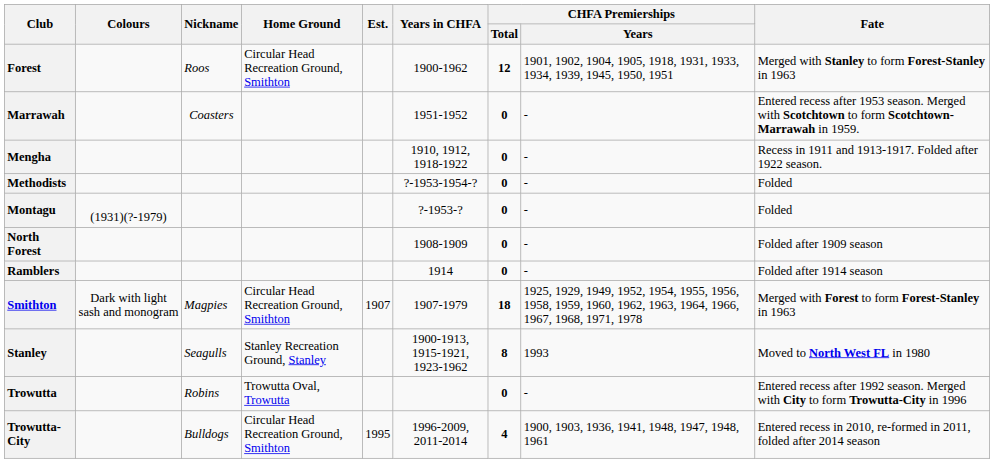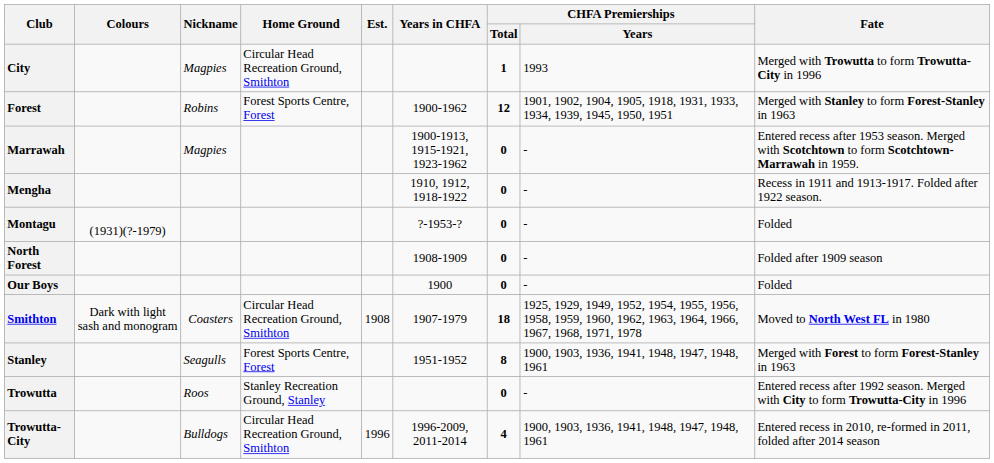+ row: (19, 68)
(197, 68) Roos -> (201, 108) Robins
(293, 68) Circular Head Recreation Ground, Smithton -> (296, 108) Forest Sports Centre, Forest
(211, 115) Coasters -> (205, 149) Magpies
(441, 115) 1951-1952 -> (440, 149) 1900-1913, 1915-1921, 1923-1962
- row: (37, 183)
+ row: (33, 285)
- row: (33, 271)
(206, 304) Magpies -> (211, 318) Coasters
(378, 304) 1907 -> (377, 318) 1908
(868, 304) Merged with Forest to form Forest-Stanley in 1963 -> (844, 318) Moved to North West FL in 1980
(291, 352) Stanley Recreation Ground, Stanley -> (296, 359) Forest Sports Centre, Forest
(441, 352) 1900-1913, 1915-1921, 1923-1962 -> (440, 359) 1951-1952
(536, 352) 1993 -> (631, 359) 1900, 1903, 1936, 1941, 1948, 1947, 1948, 1961
(844, 352) Moved to North West FL in 1980 -> (868, 359) Merged with Forest to form Forest-Stanley in 1963
(202, 393) Robins -> (196, 393) Roos
(282, 393) Trowutta Oval, Trowutta -> (291, 393) Stanley Recreation Ground, Stanley
(378, 434) 1995 -> (377, 434) 1996
